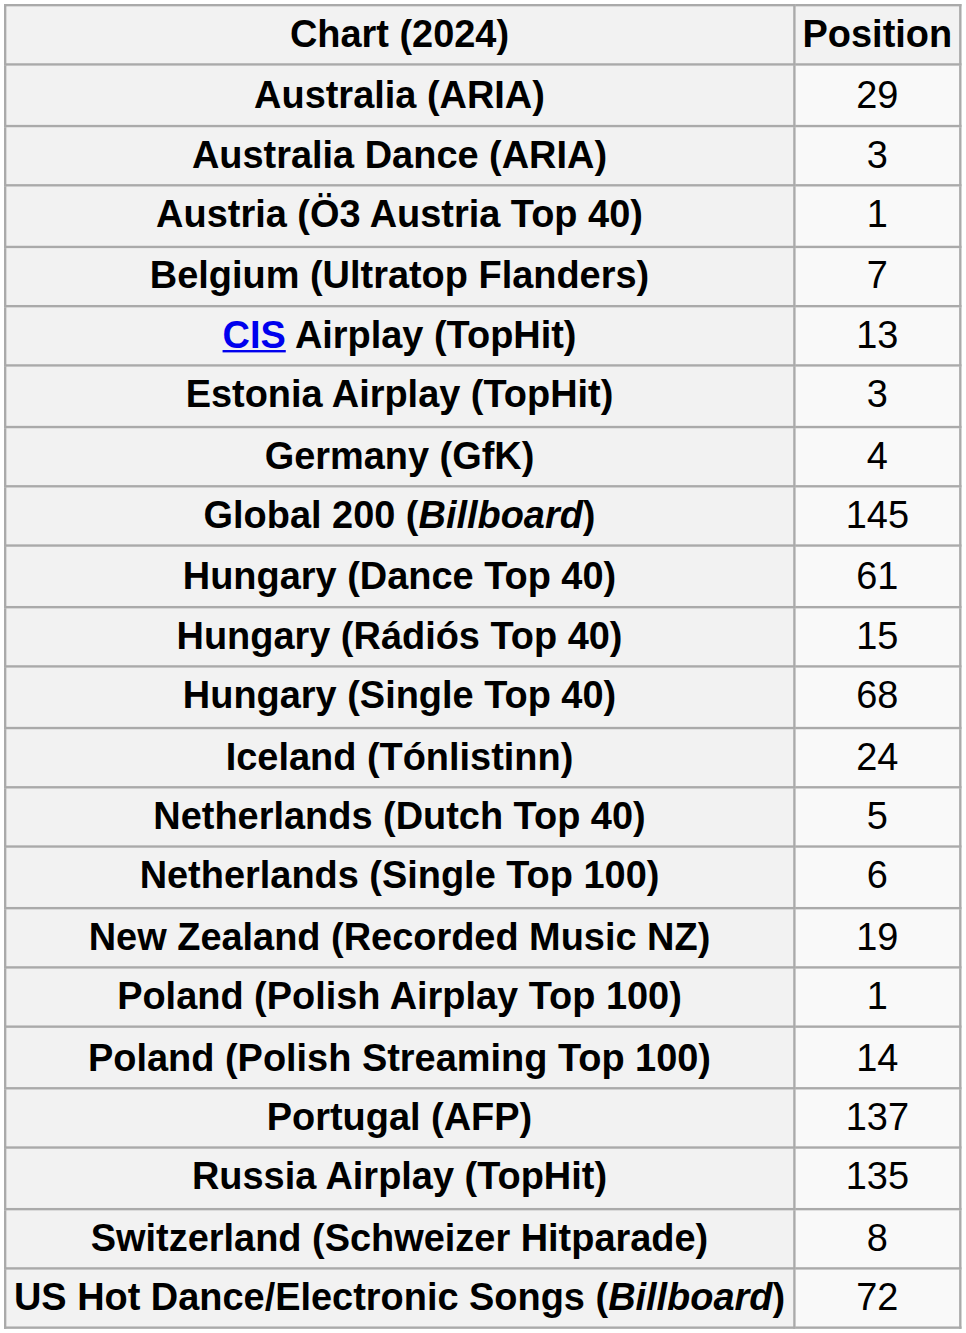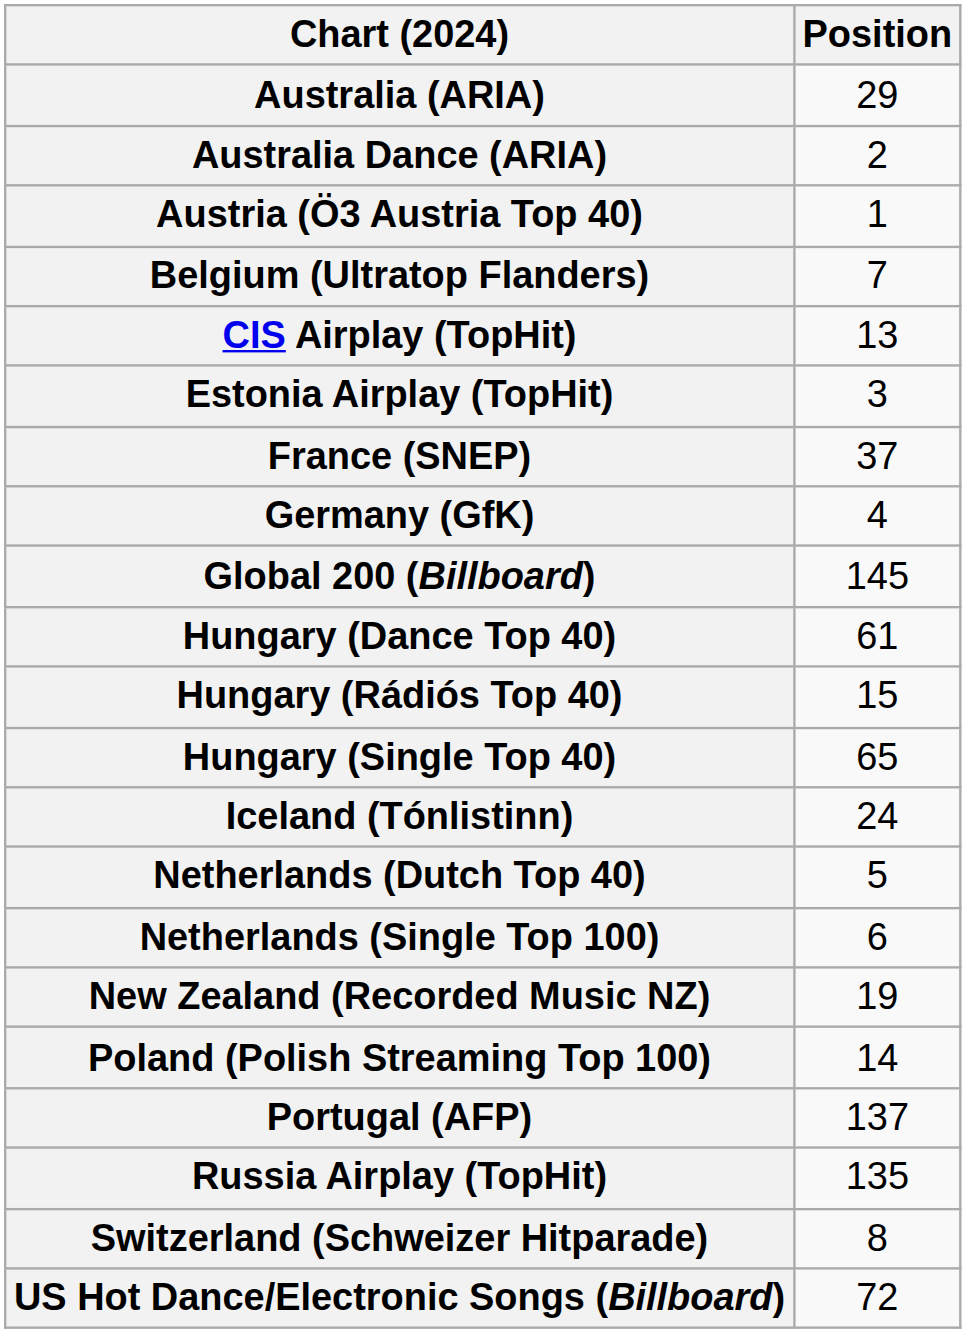(877, 154) 3 -> (877, 154) 2
+ row: (400, 455)
(877, 696) 68 -> (877, 756) 65
- row: (400, 996)
